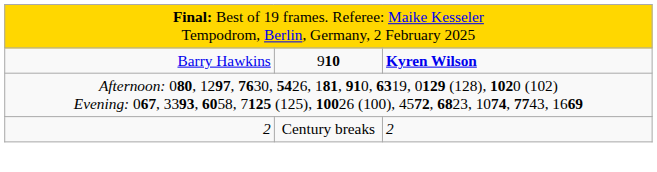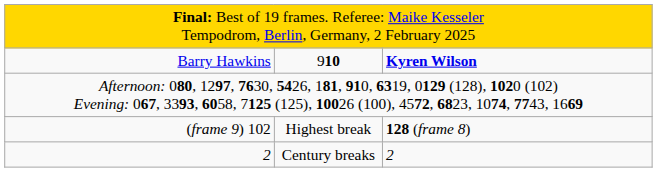+ row: (229, 129)
